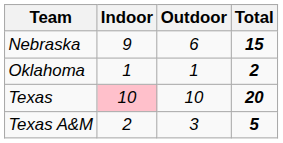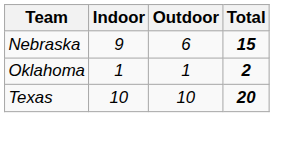(127, 97) pink background -> (119, 97) no background
- row: (51, 124)
